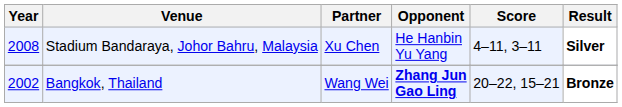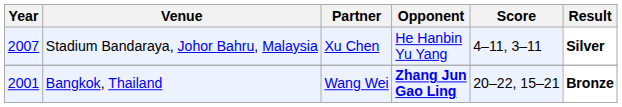(23, 46) 2008 -> (23, 46) 2007
(23, 84) 2002 -> (23, 84) 2001
